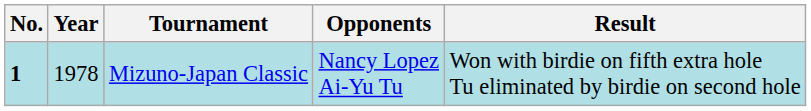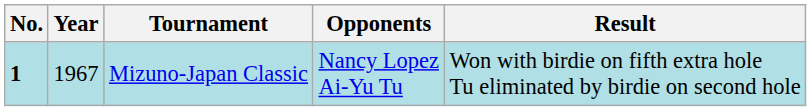(76, 73) 1978 -> (76, 73) 1967
